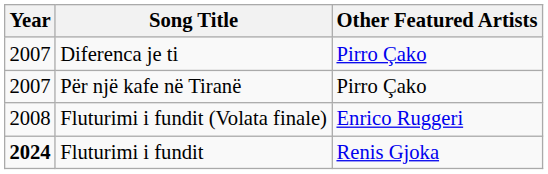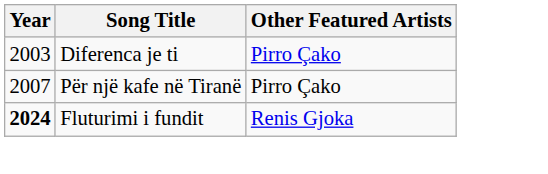(30, 53) 2007 -> (30, 53) 2003
- row: (194, 119)
